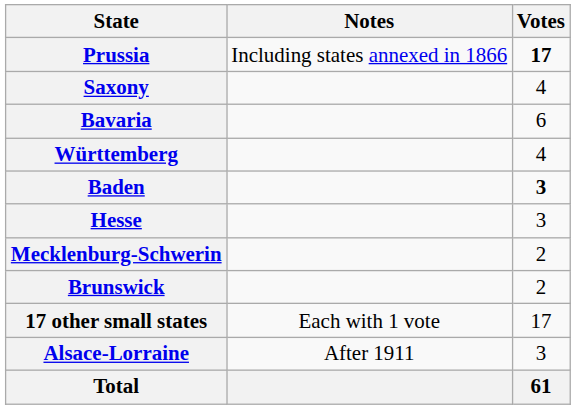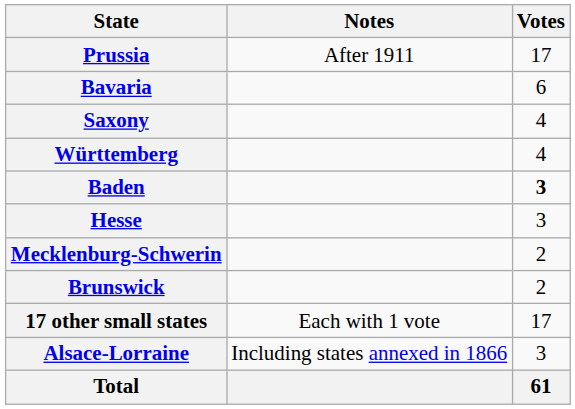(369, 54) Including states annexed in 1866 -> (369, 54) After 1911
(541, 54) bold -> (541, 54) normal
rows swapped: (116, 120) <-> (116, 87)
(369, 353) After 1911 -> (369, 353) Including states annexed in 1866
